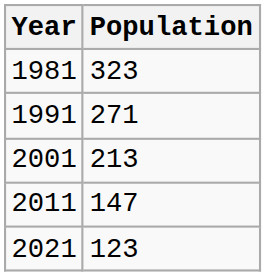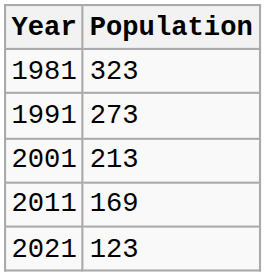(114, 116) 271 -> (114, 116) 273
(114, 204) 147 -> (114, 204) 169
